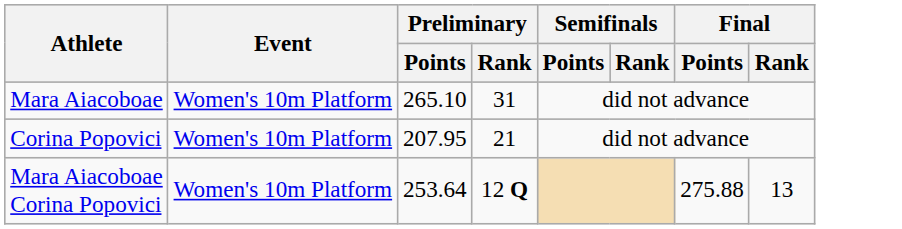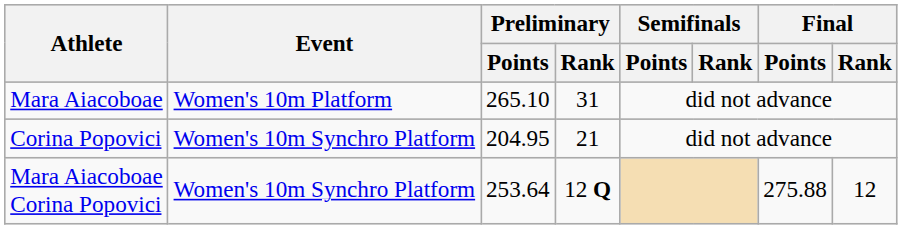(283, 138) Women's 10m Platform -> (324, 138) Women's 10m Synchro Platform
(435, 138) 207.95 -> (518, 138) 204.95
(283, 190) Women's 10m Platform -> (324, 190) Women's 10m Synchro Platform
(782, 190) 13 -> (865, 190) 12
